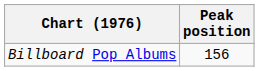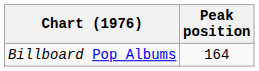(217, 55) 156 -> (217, 55) 164
